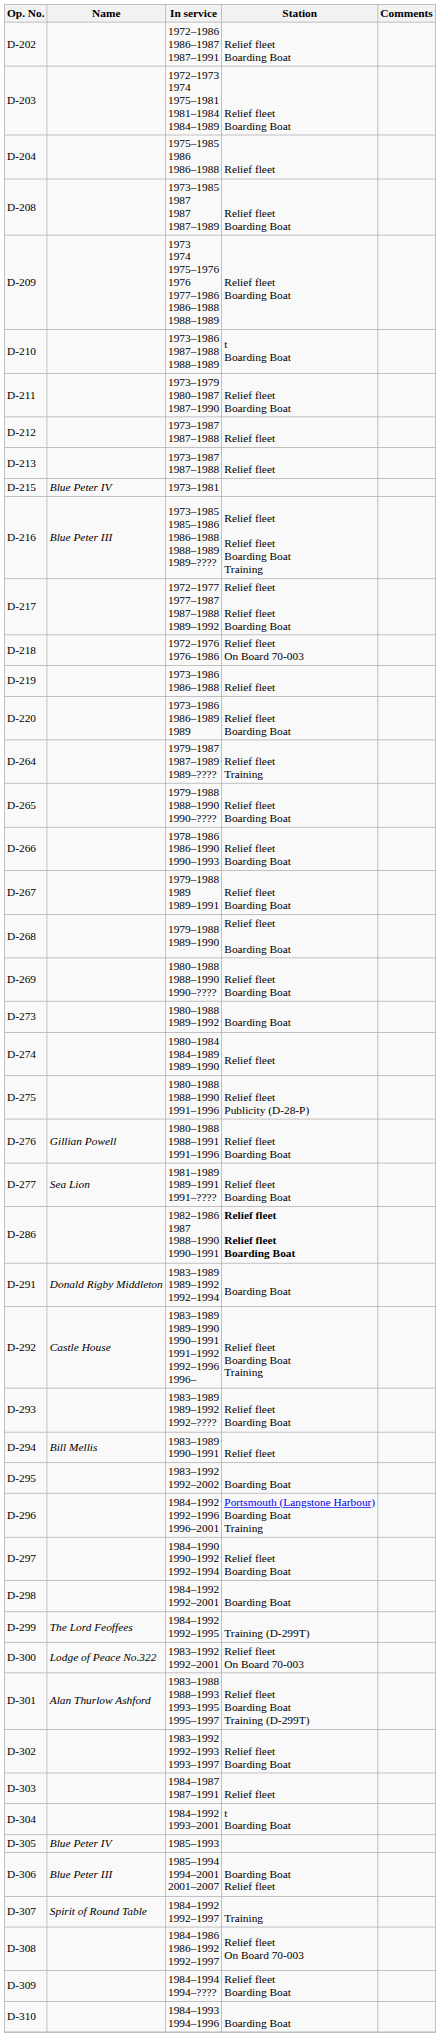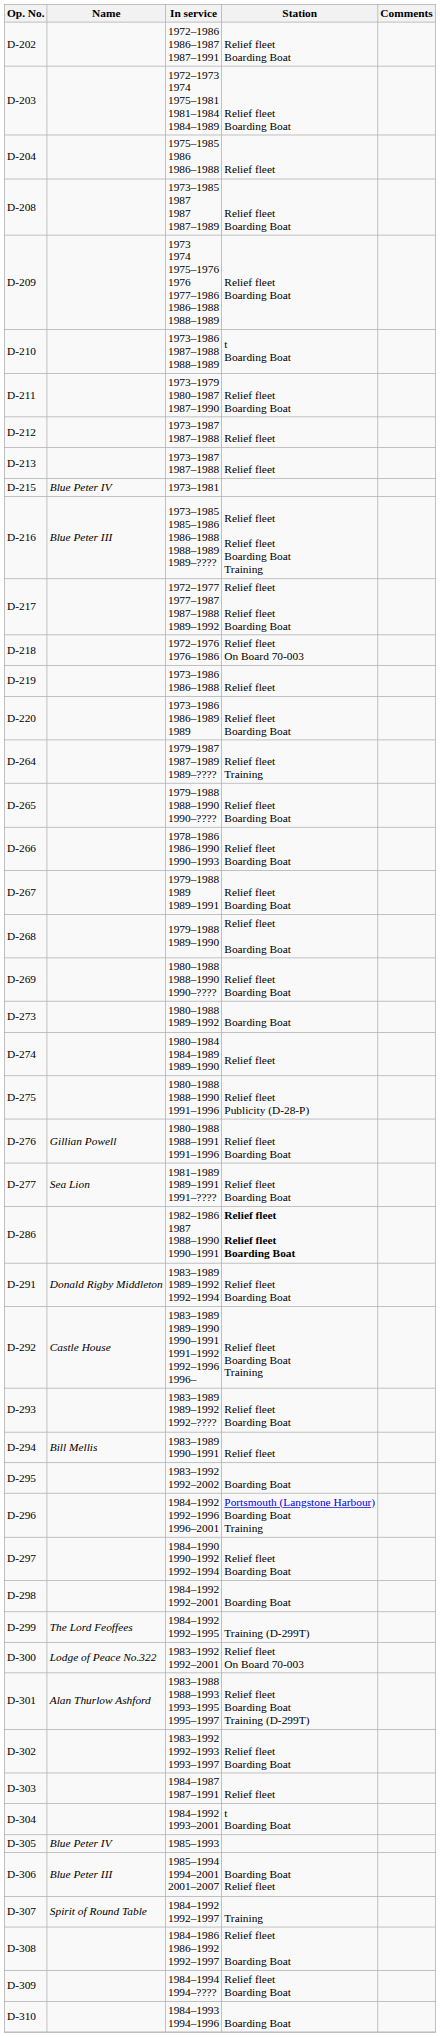(258, 1291) Boarding Boat -> (258, 1291) Relief fleet Boarding Boat
(264, 1948) Relief fleet On Board 70-003 -> (258, 1948) Relief fleet Boarding Boat
